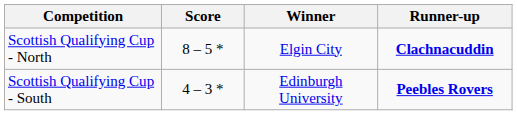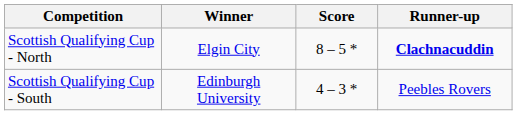columns swapped: (311, 16) <-> (203, 16)
(445, 89) bold -> (445, 89) normal
